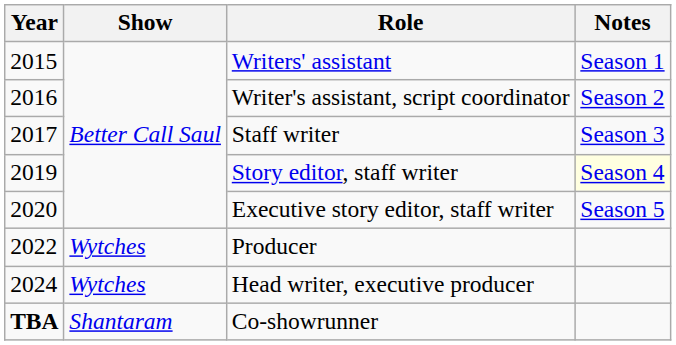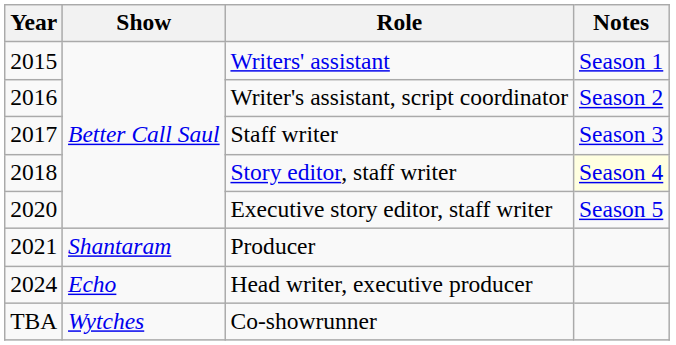(34, 172) 2019 -> (34, 172) 2018
(34, 246) 2022 -> (34, 246) 2021
(107, 246) Wytches -> (120, 246) Shantaram
(107, 284) Wytches -> (92, 284) Echo
(34, 321) bold -> (34, 321) normal
(121, 321) Shantaram -> (106, 321) Wytches
